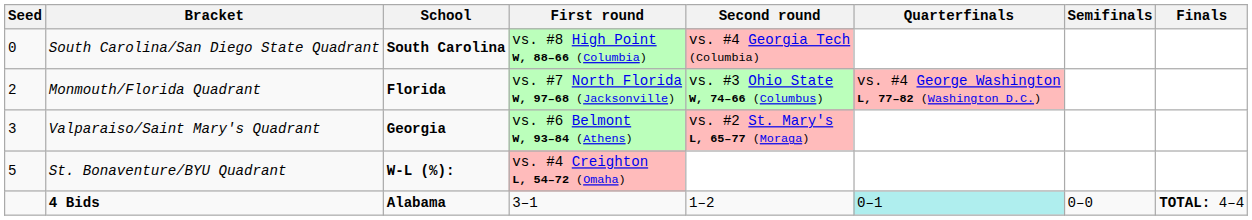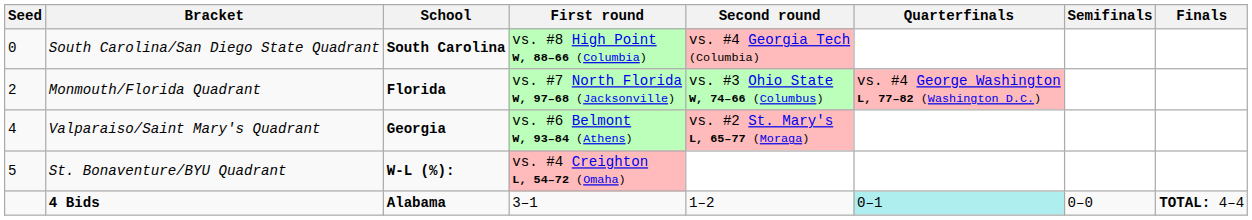(12, 130) 3 -> (12, 130) 4
